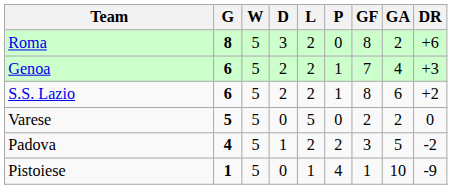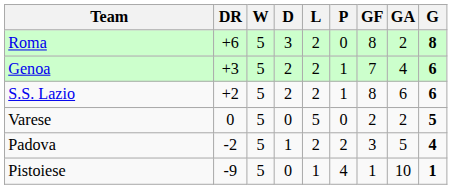columns swapped: (228, 17) <-> (430, 17)
